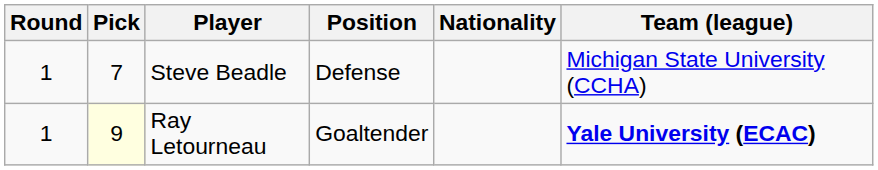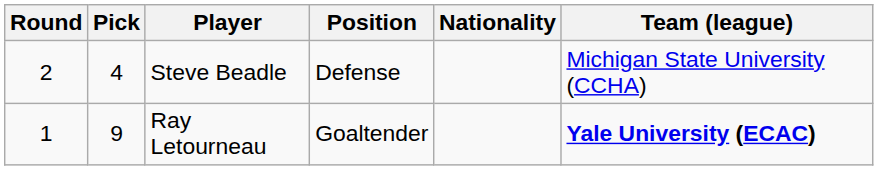(46, 71) 1 -> (46, 71) 2
(117, 71) 7 -> (117, 71) 4
(117, 133) lightyellow background -> (117, 133) no background
